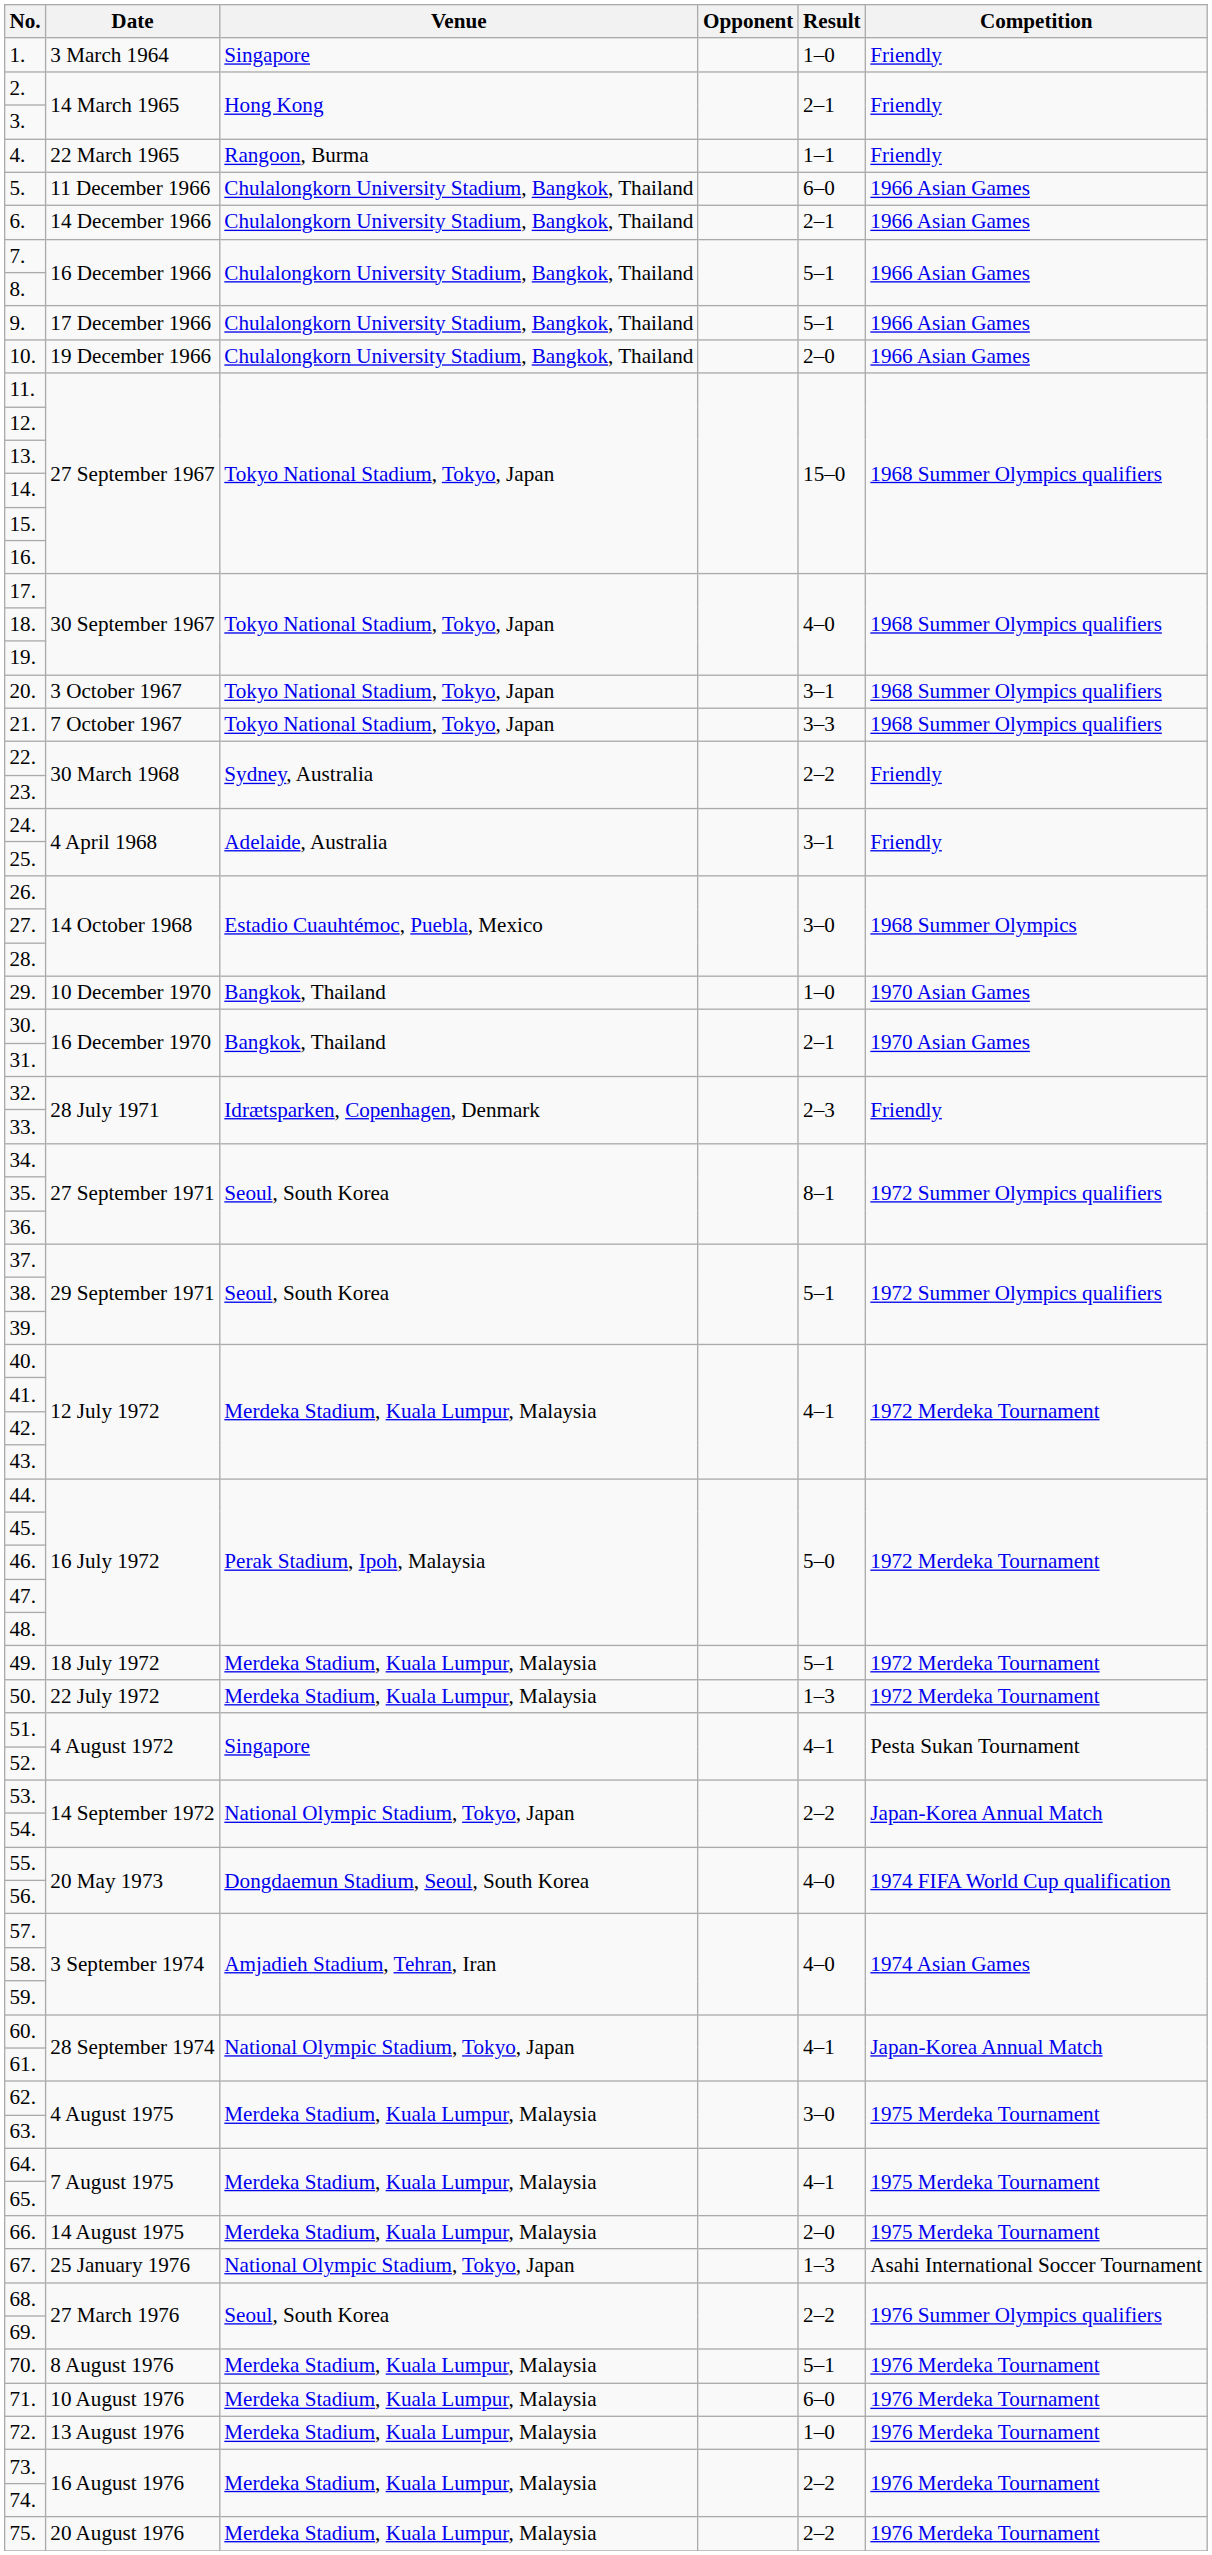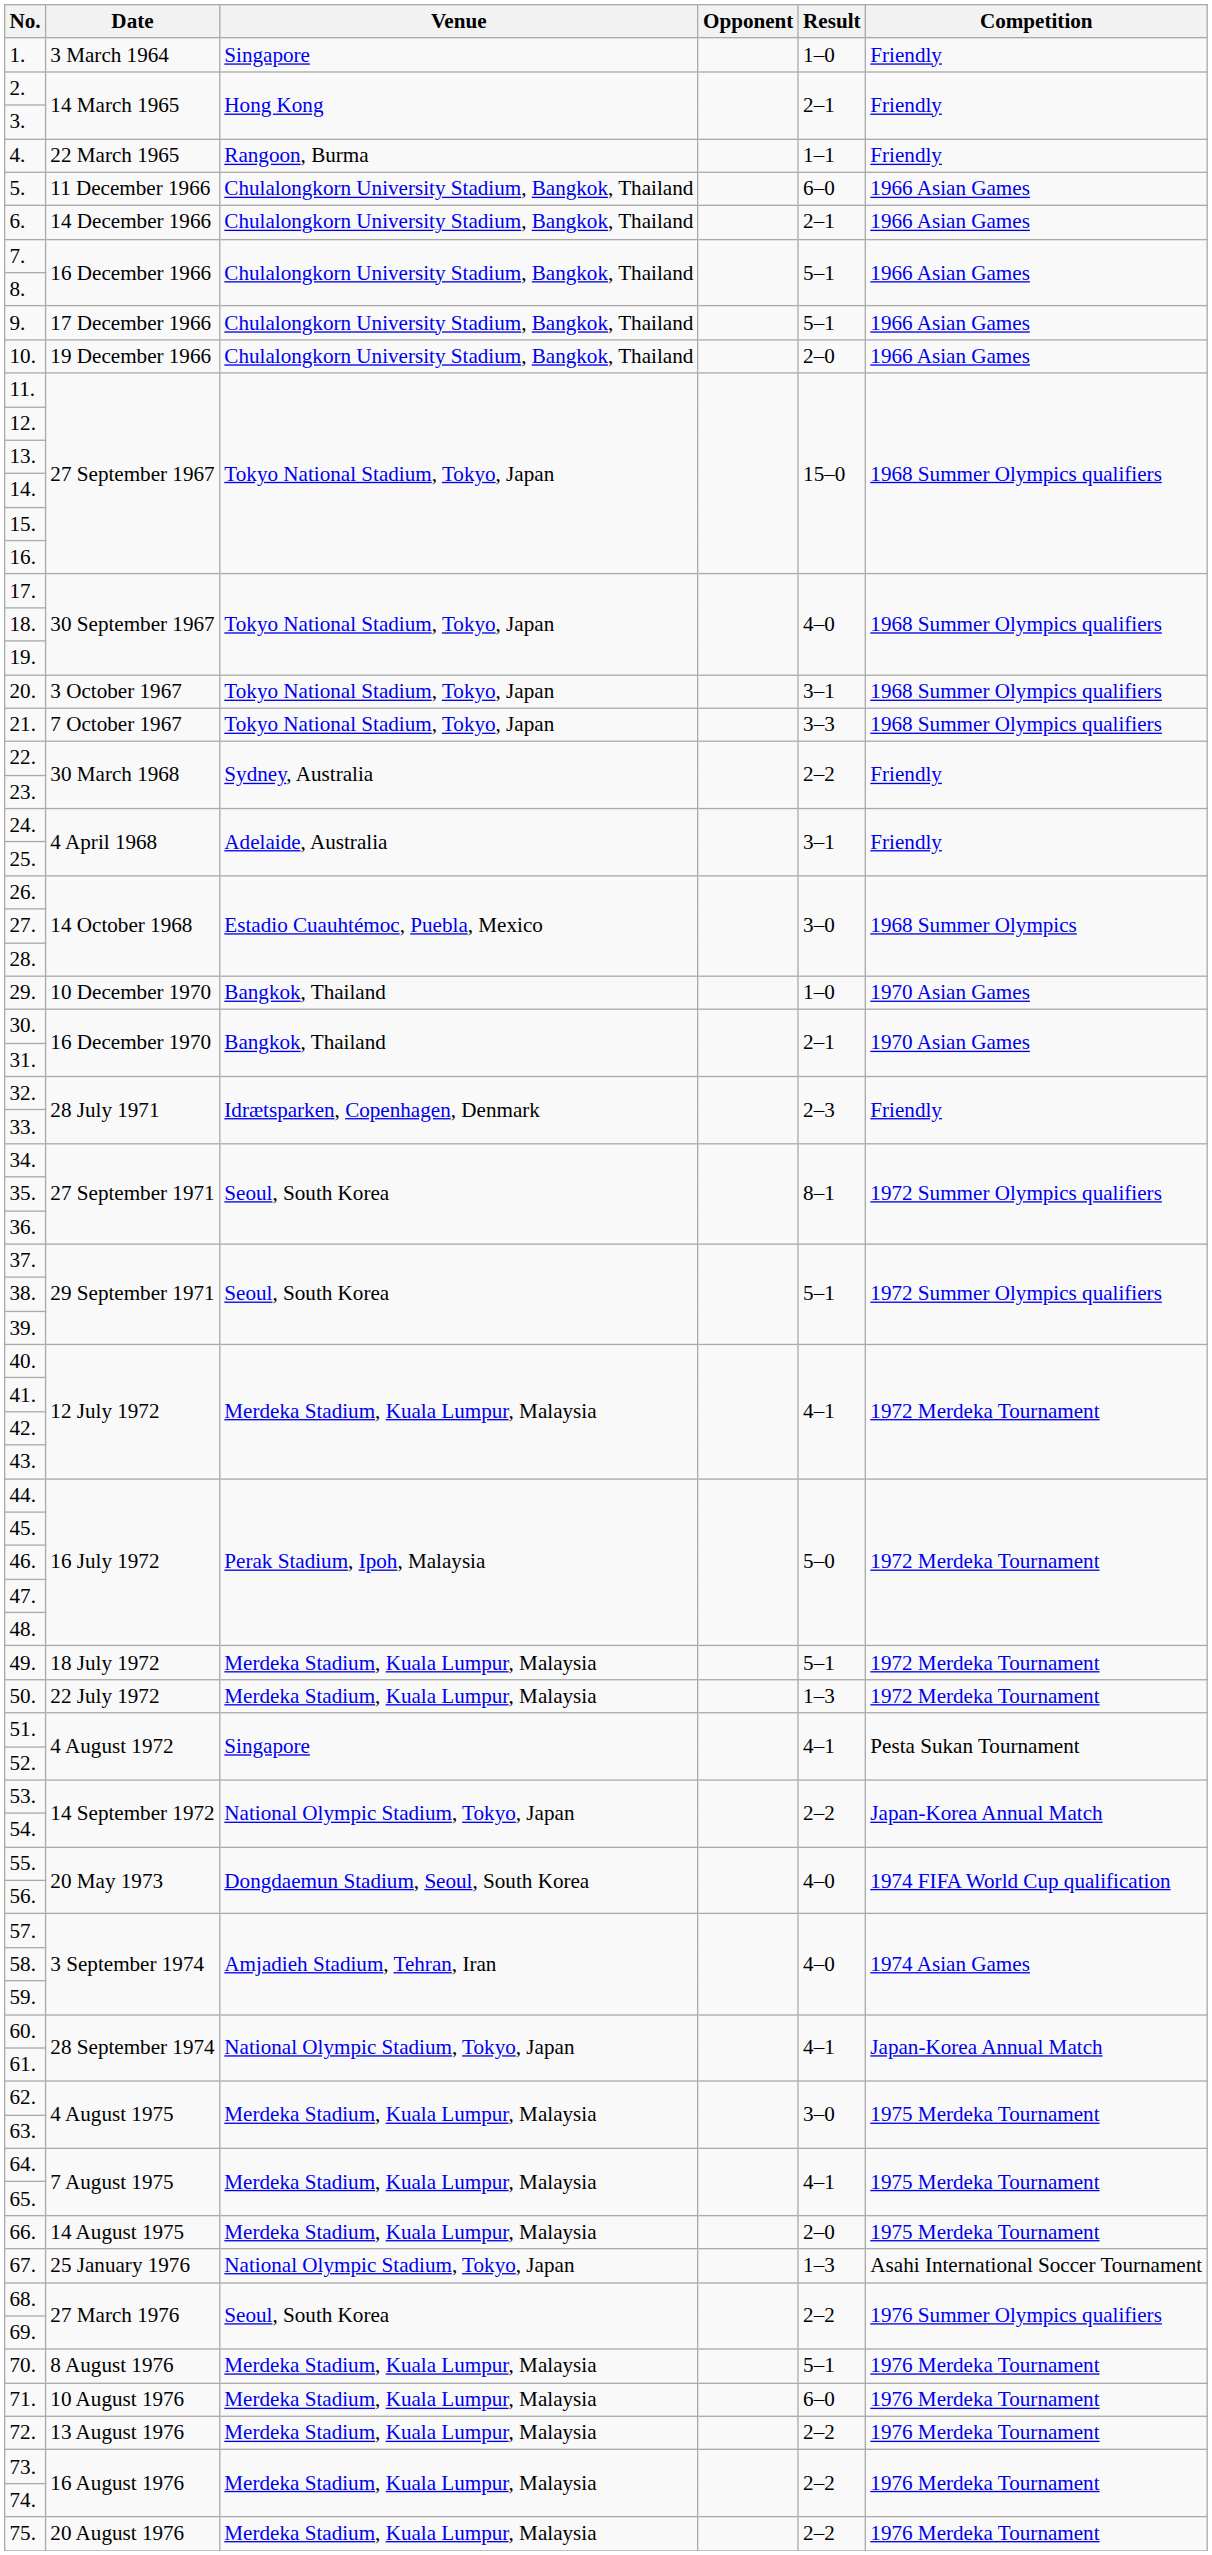(819, 2432) 1–0 -> (819, 2432) 2–2
